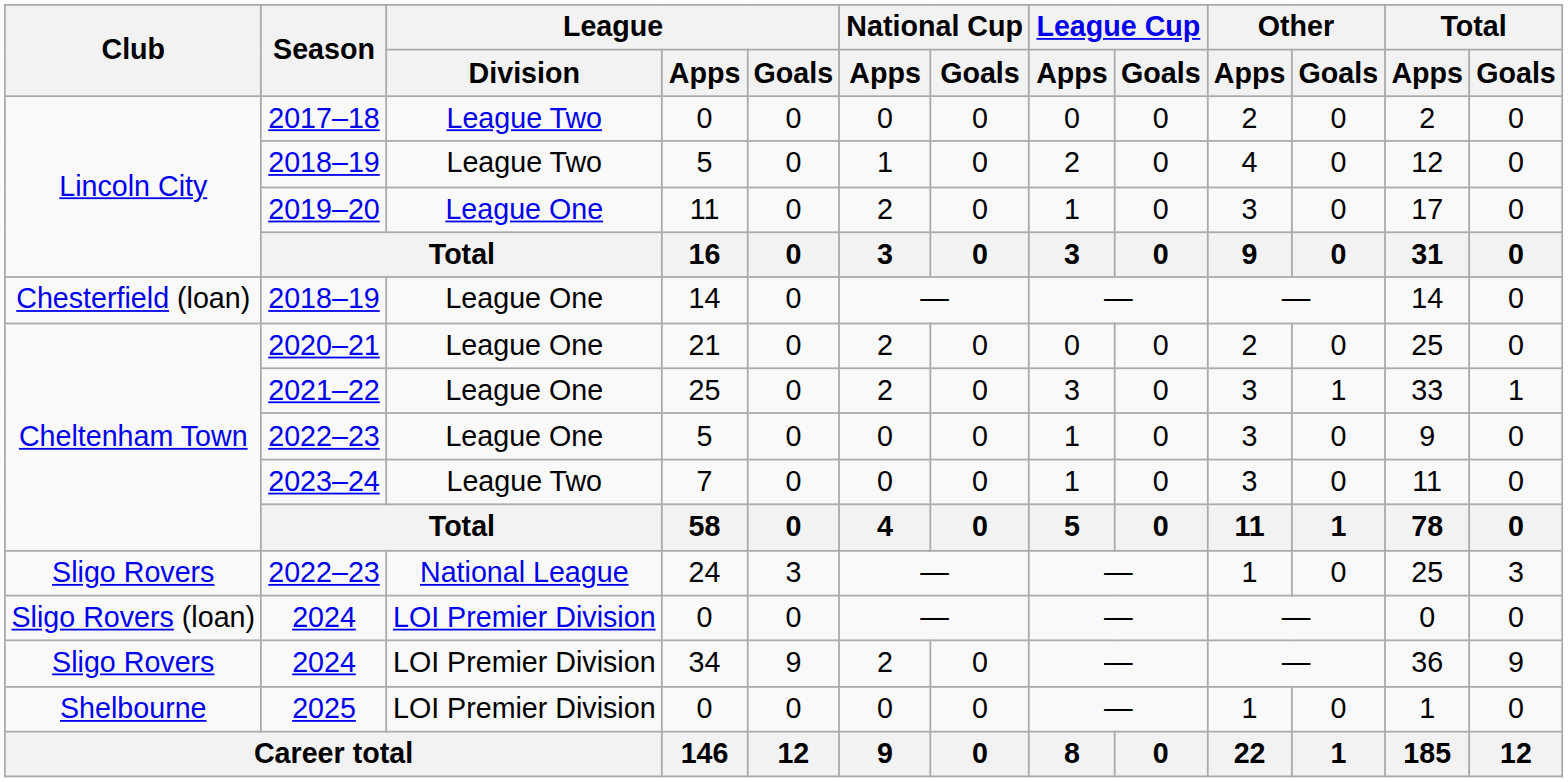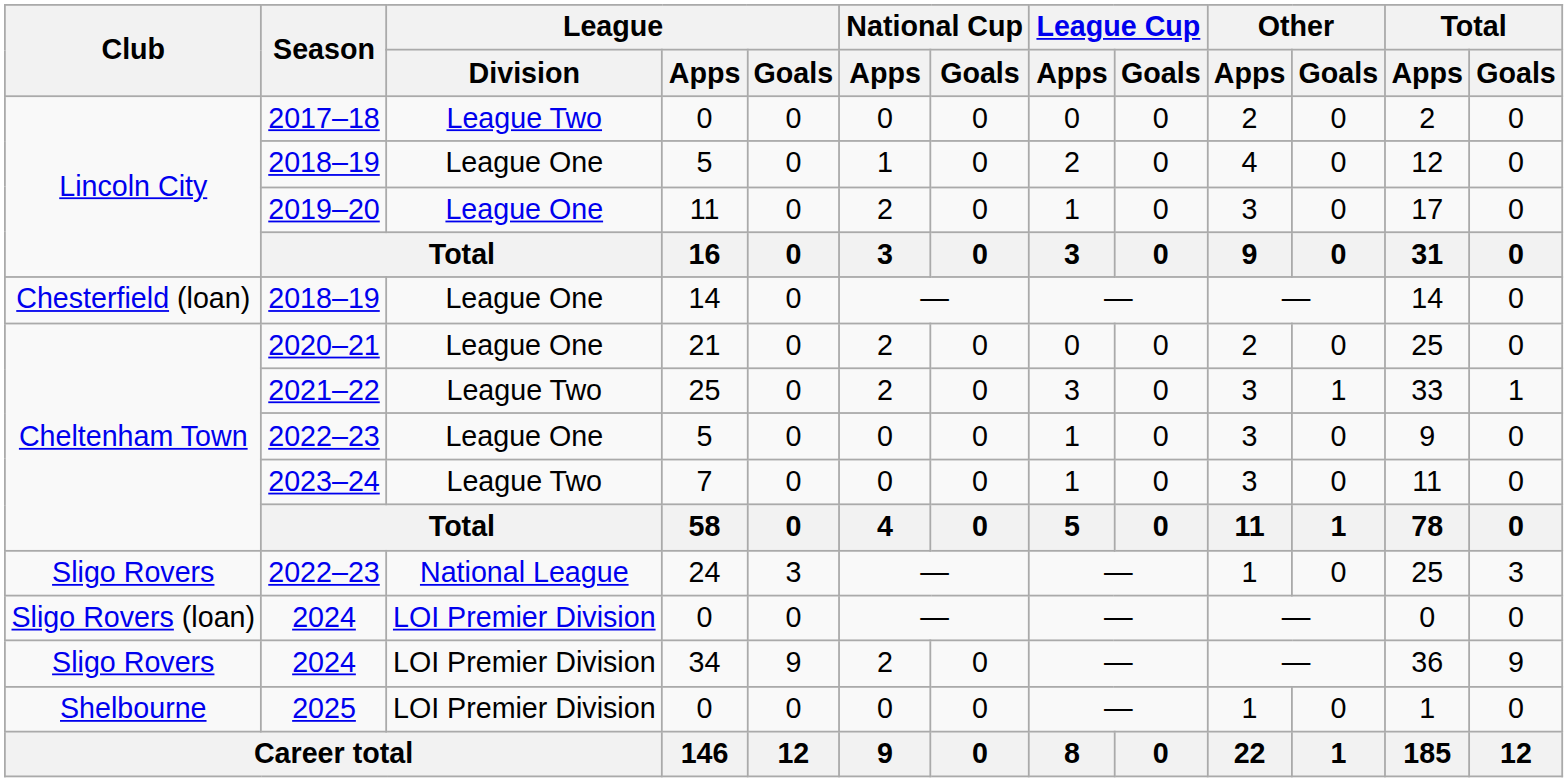(524, 163) League Two -> (524, 163) League One
(524, 390) League One -> (524, 390) League Two
